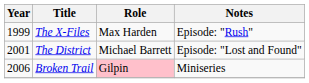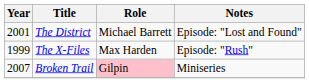rows swapped: (62, 31) <-> (63, 50)
(19, 68) 2006 -> (19, 68) 2007
